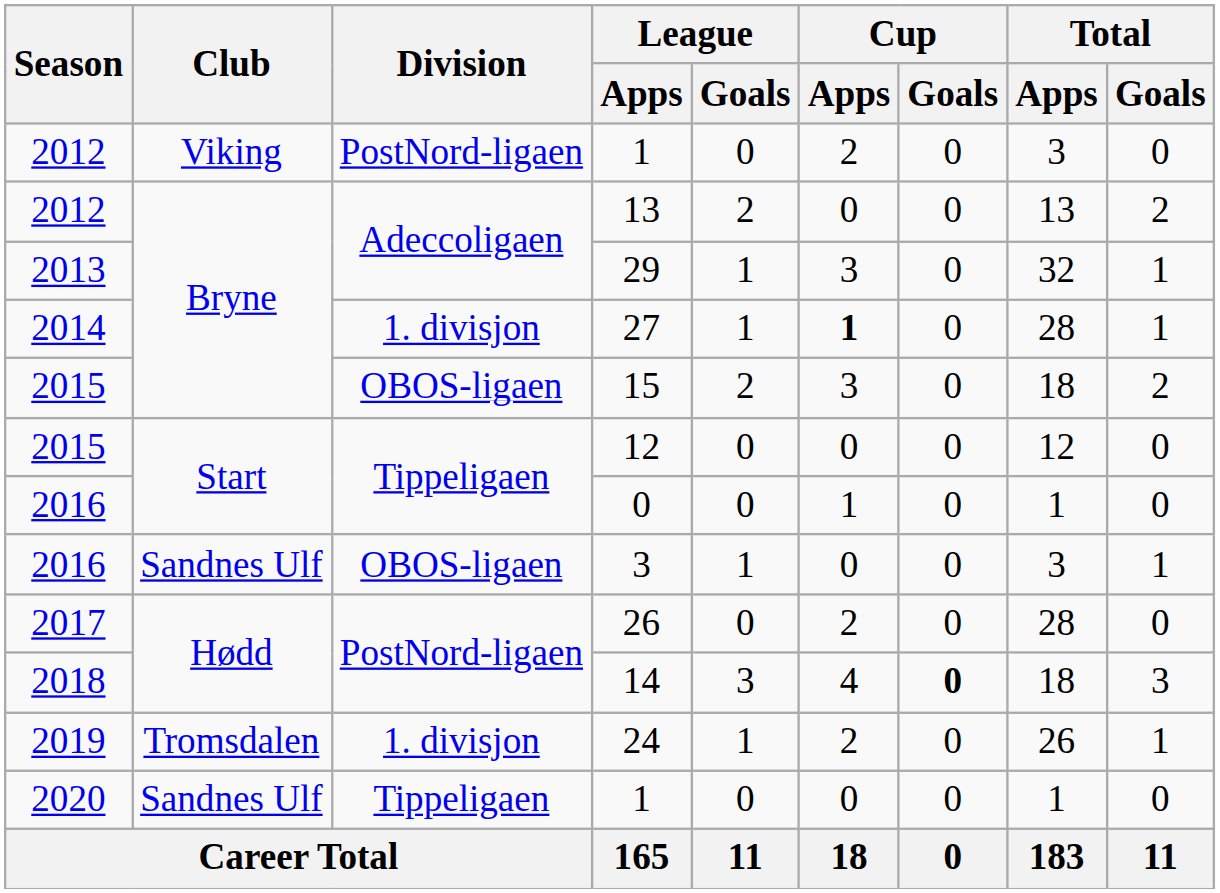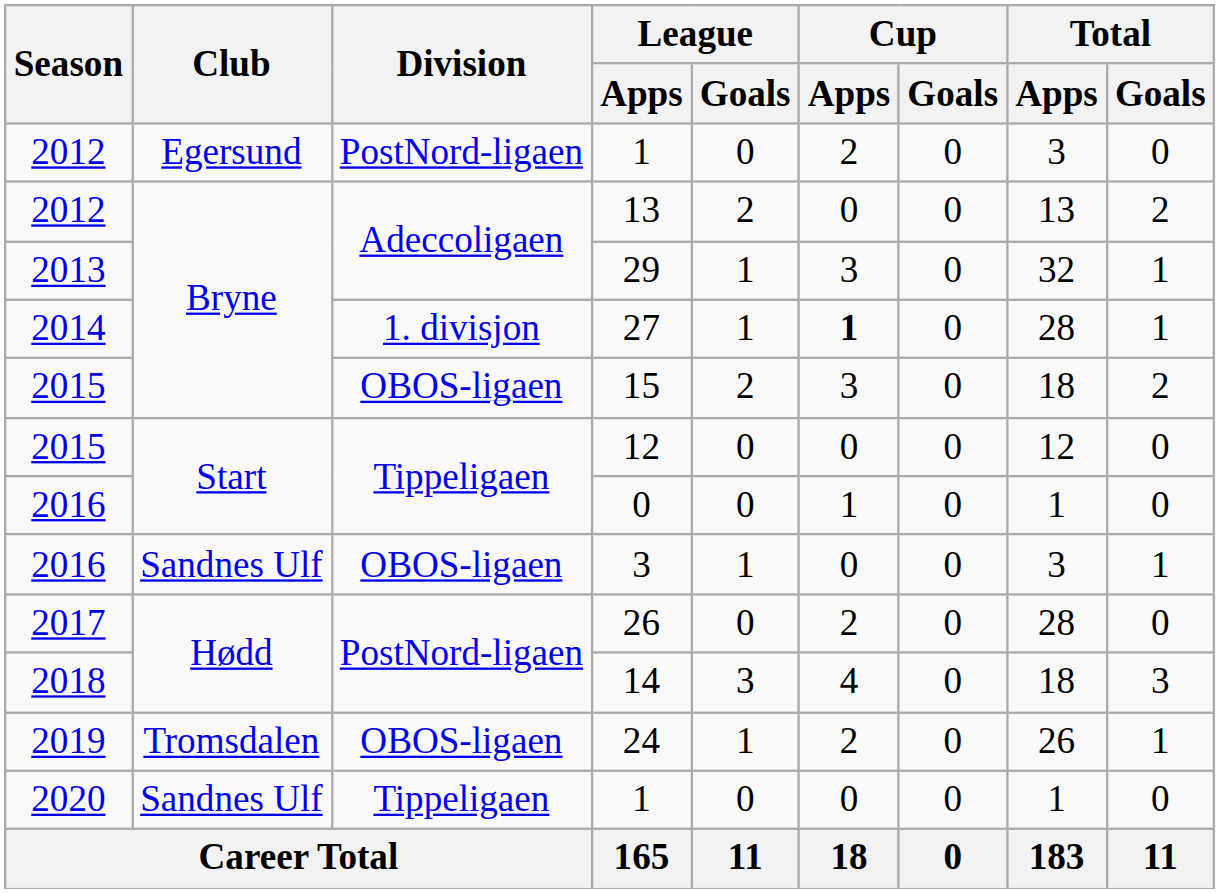(231, 151) Viking -> (231, 151) Egersund
(953, 681) bold -> (953, 681) normal
(461, 740) 1. divisjon -> (461, 740) OBOS-ligaen
